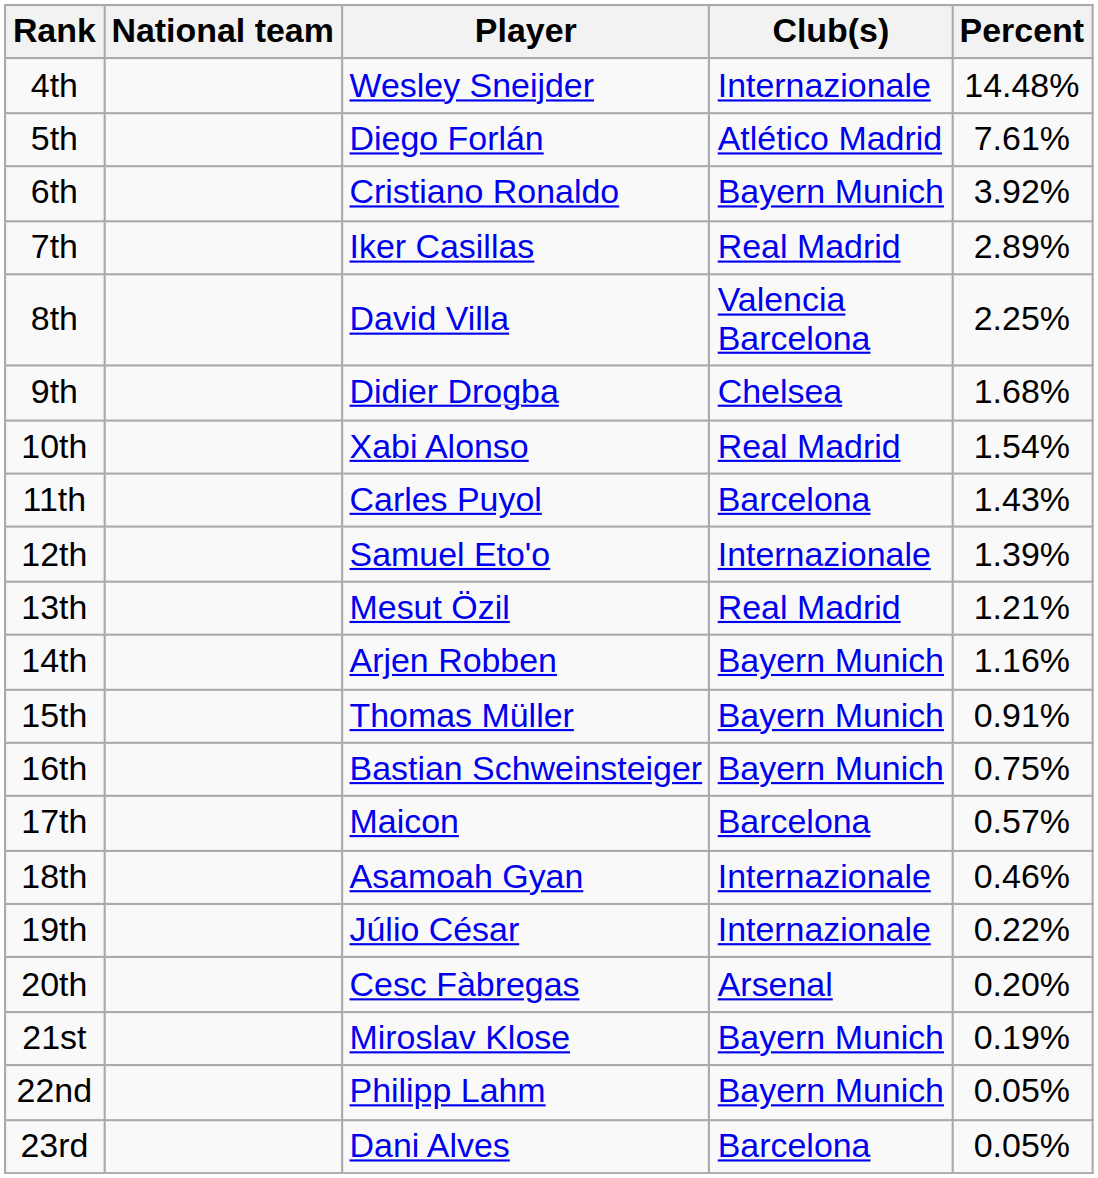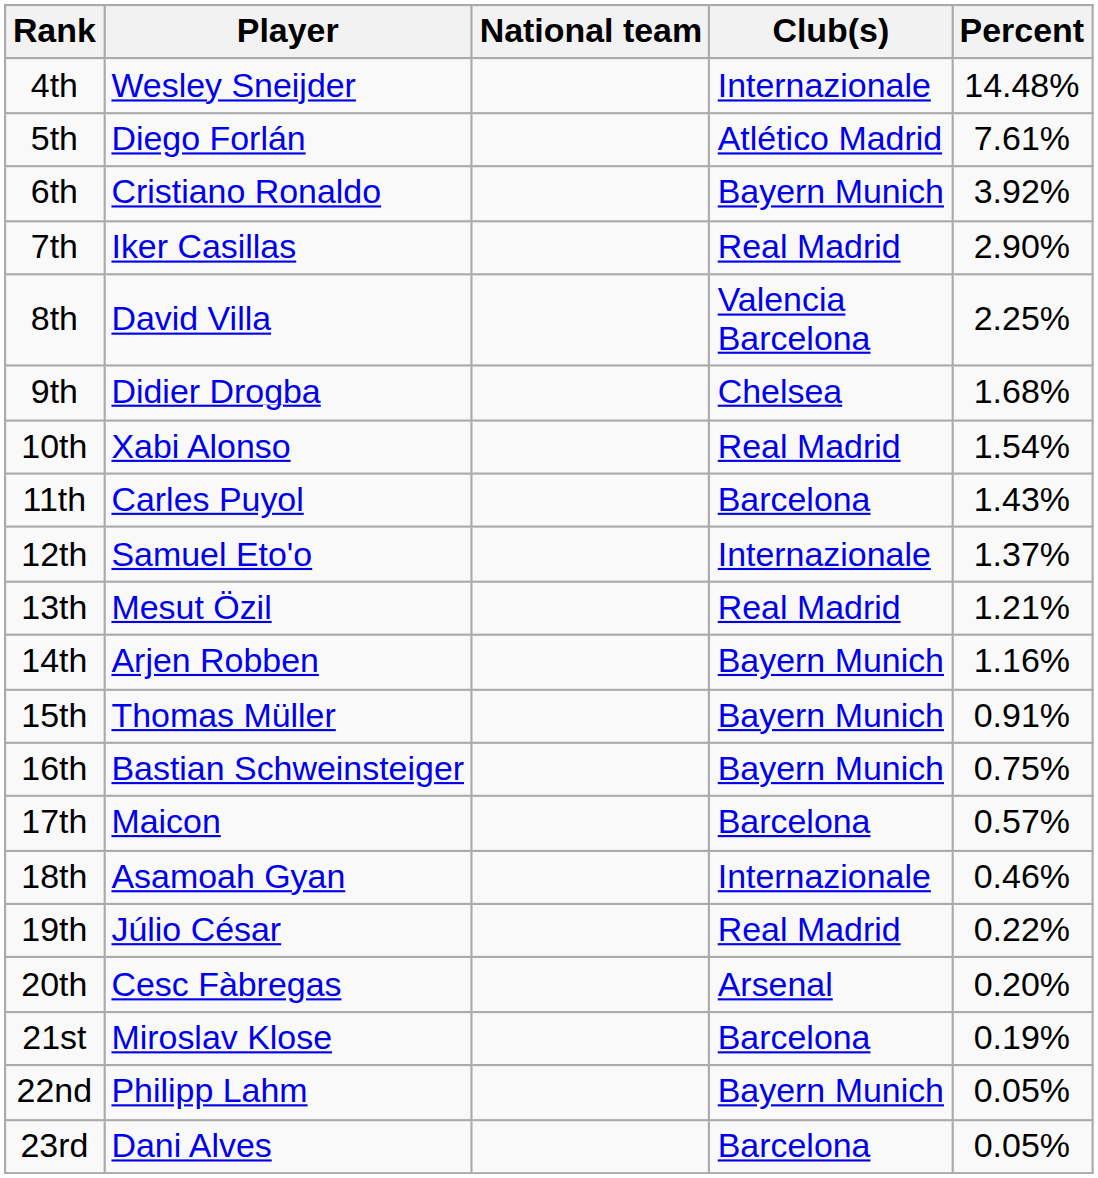columns swapped: (526, 31) <-> (223, 31)
(1022, 246) 2.89% -> (1022, 246) 2.90%
(1022, 553) 1.39% -> (1022, 553) 1.37%
(824, 930) Internazionale -> (809, 930) Real Madrid
(831, 1037) Bayern Munich -> (794, 1037) Barcelona
